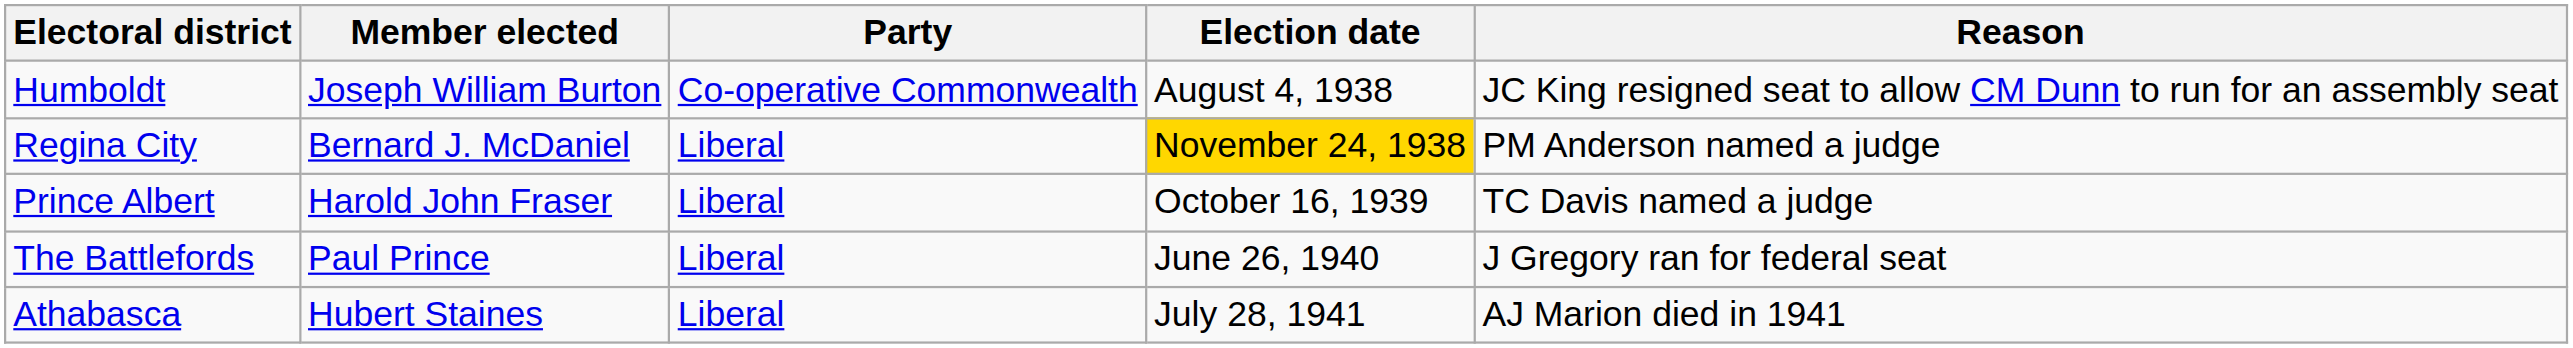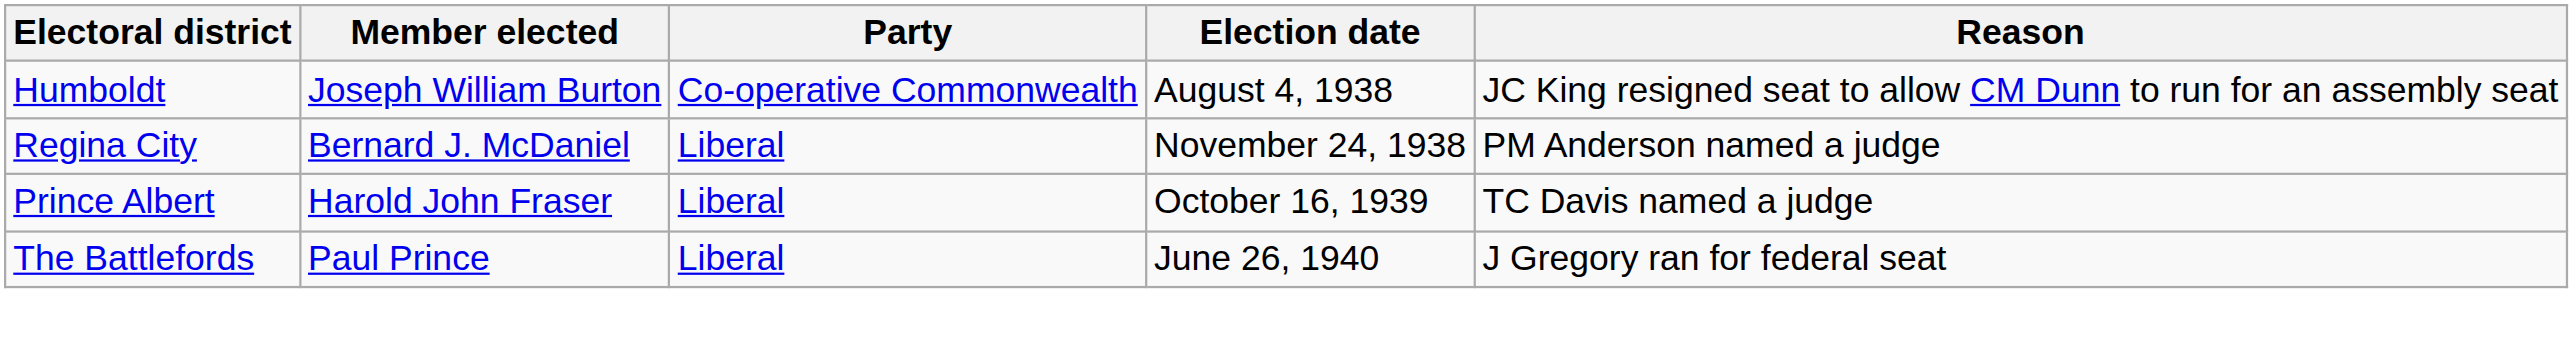(1310, 145) gold background -> (1310, 145) no background
- row: (97, 314)
